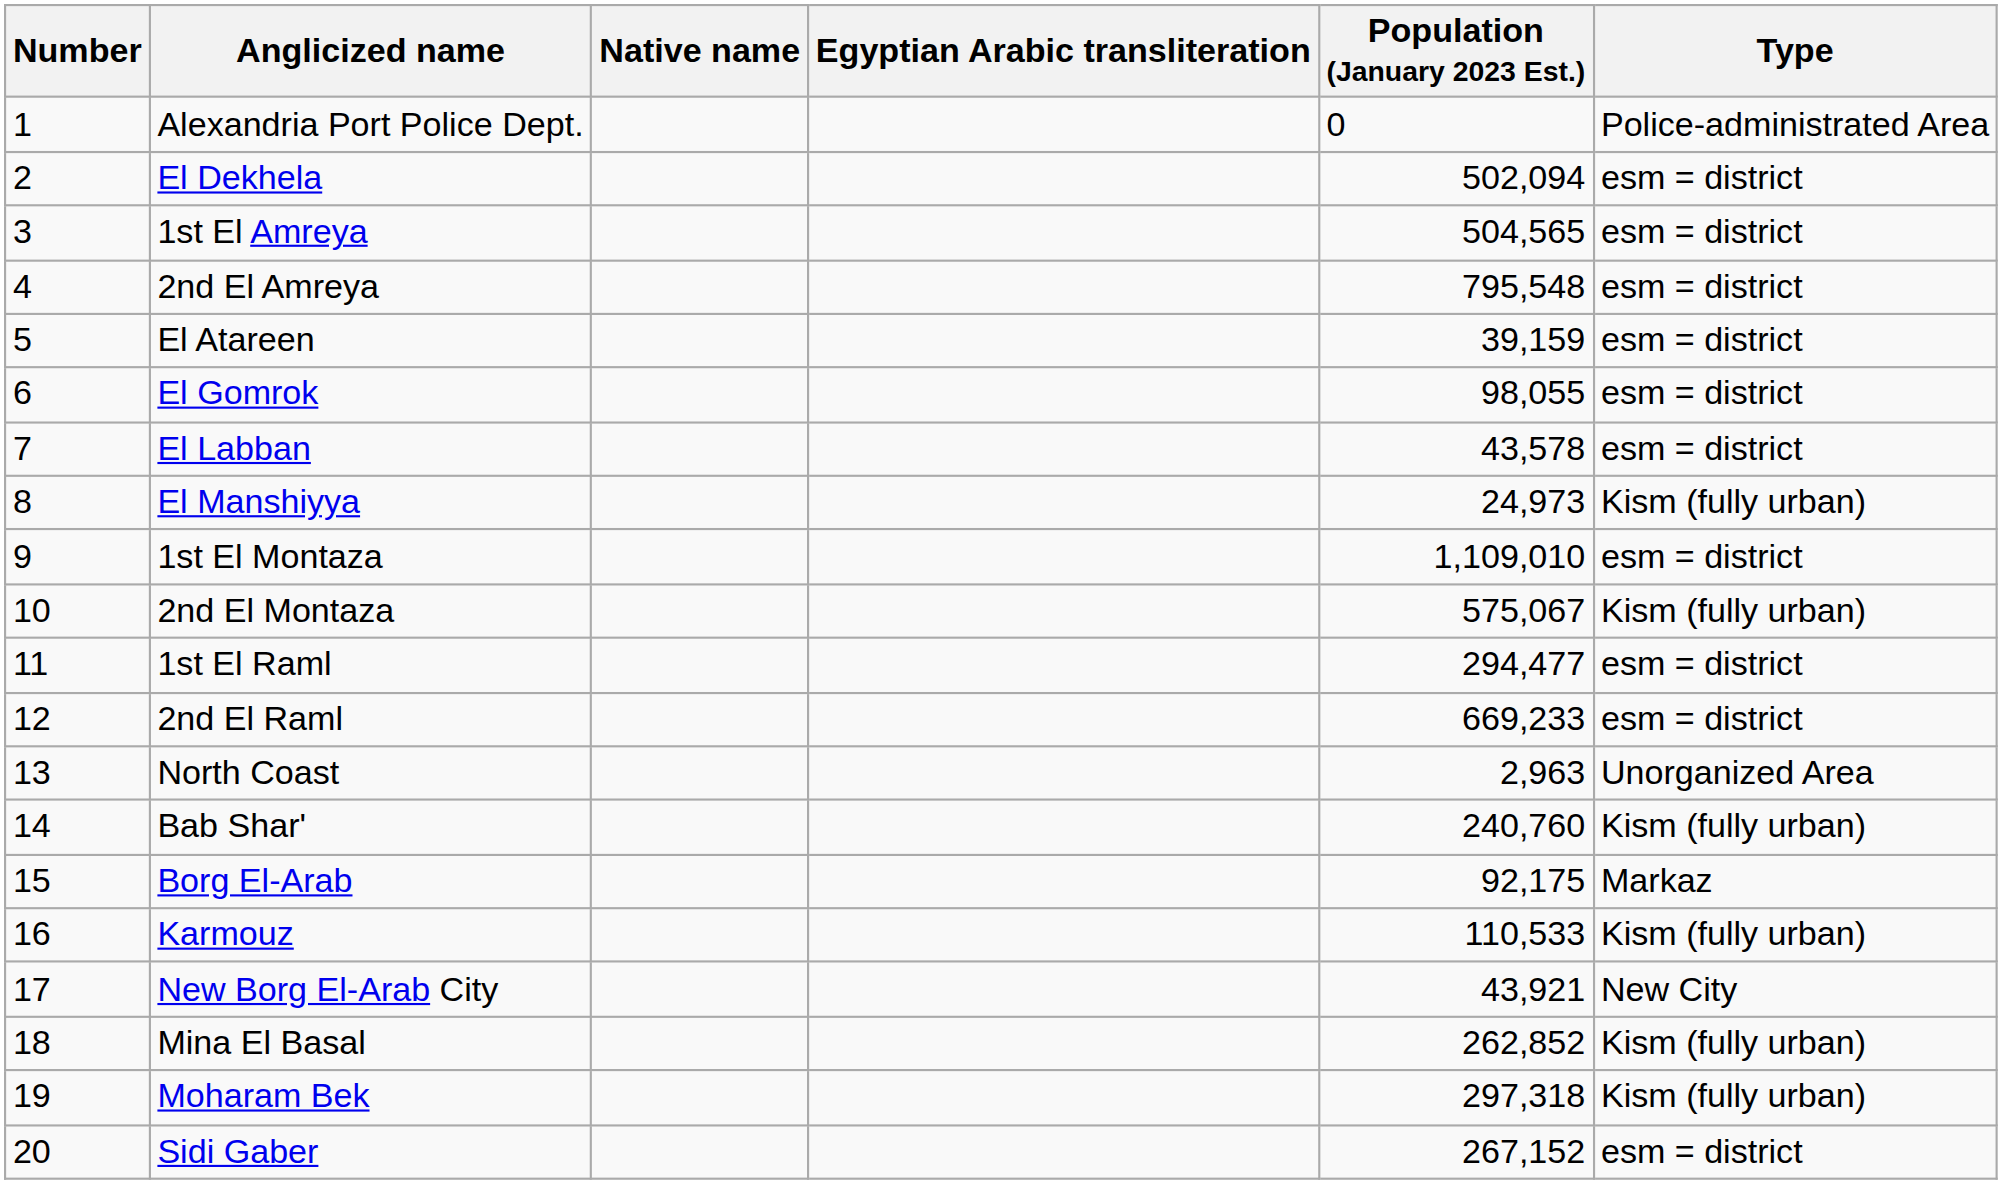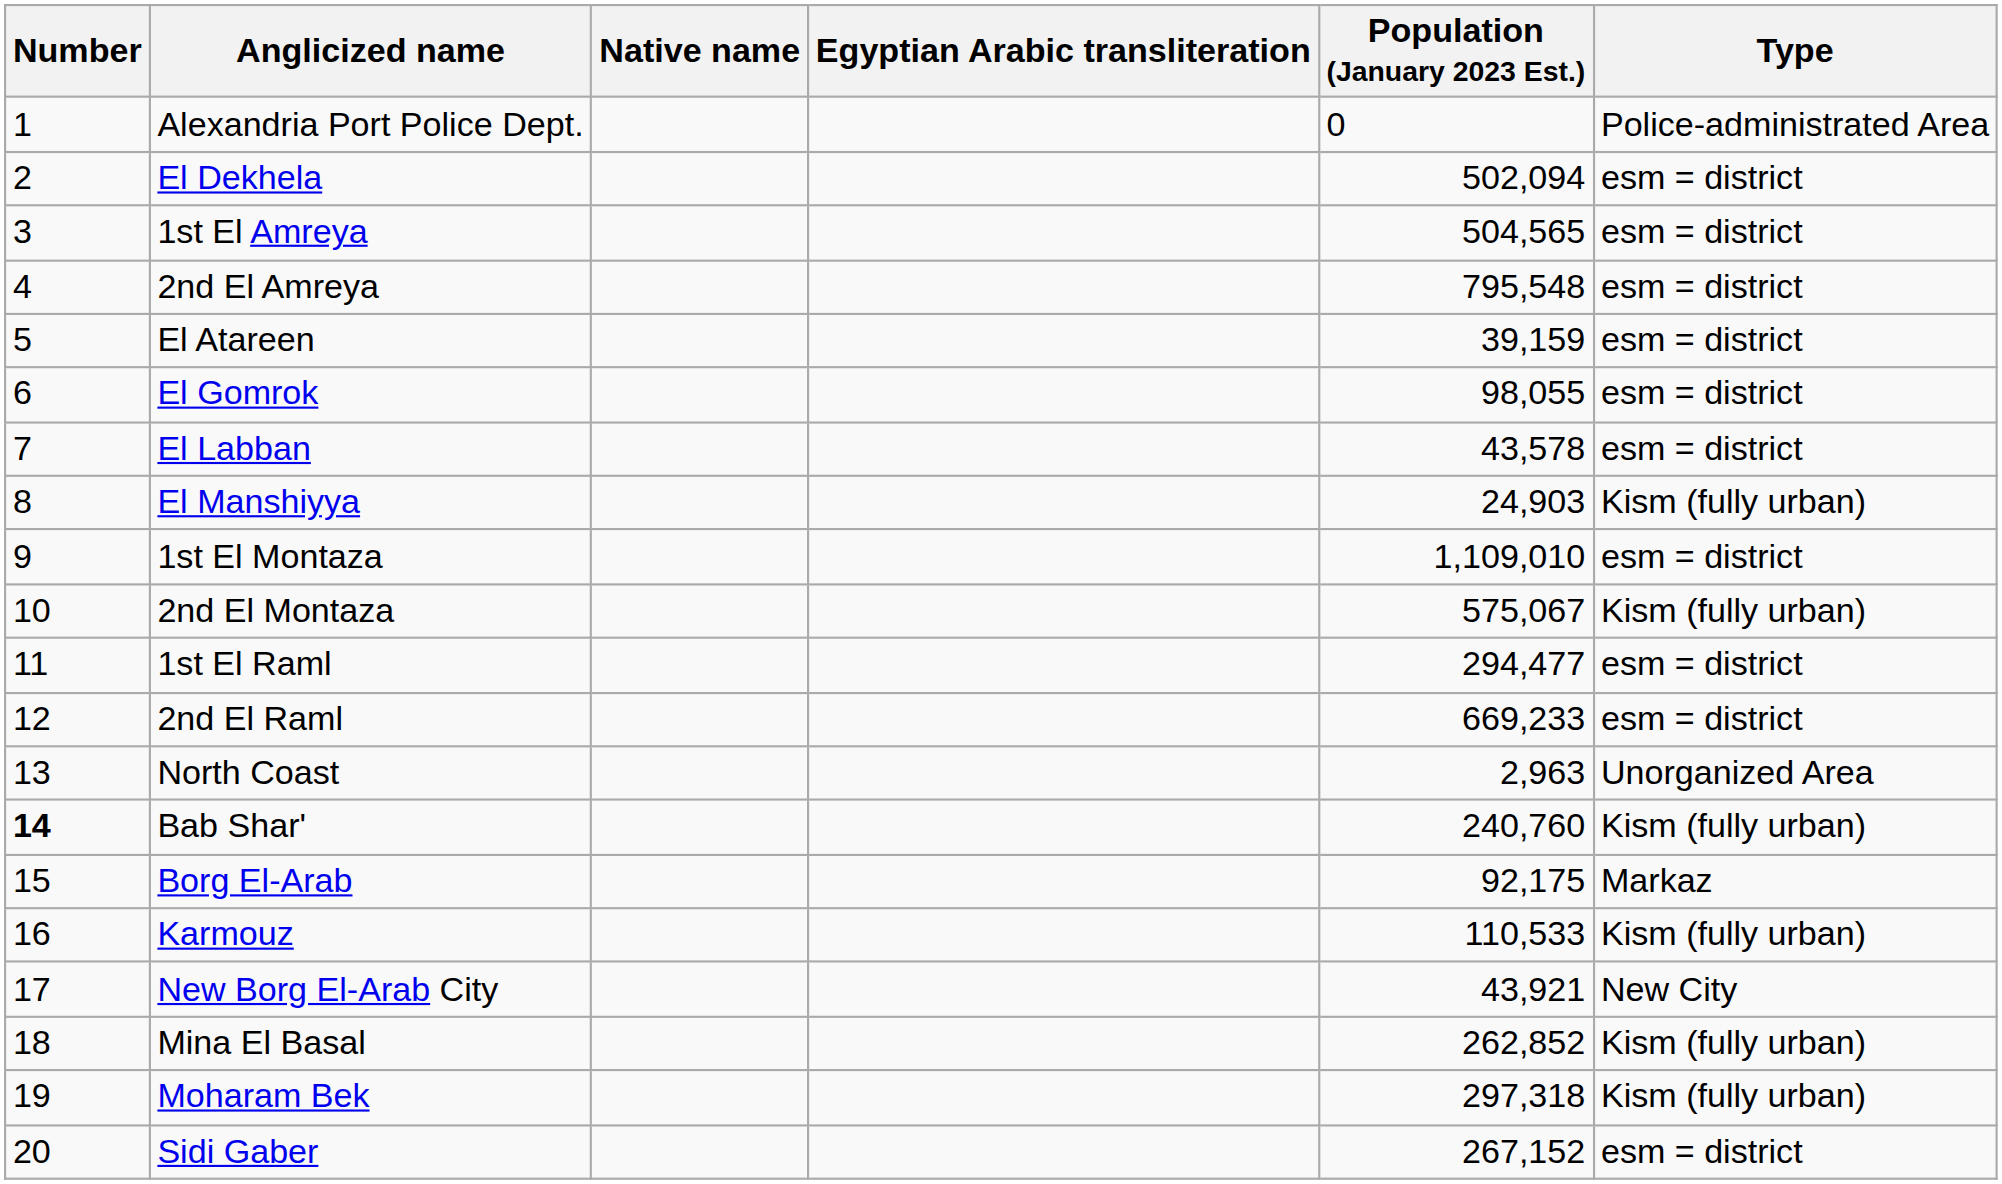(1533, 502) 24,973 -> (1533, 502) 24,903
(32, 826) normal -> (32, 826) bold
